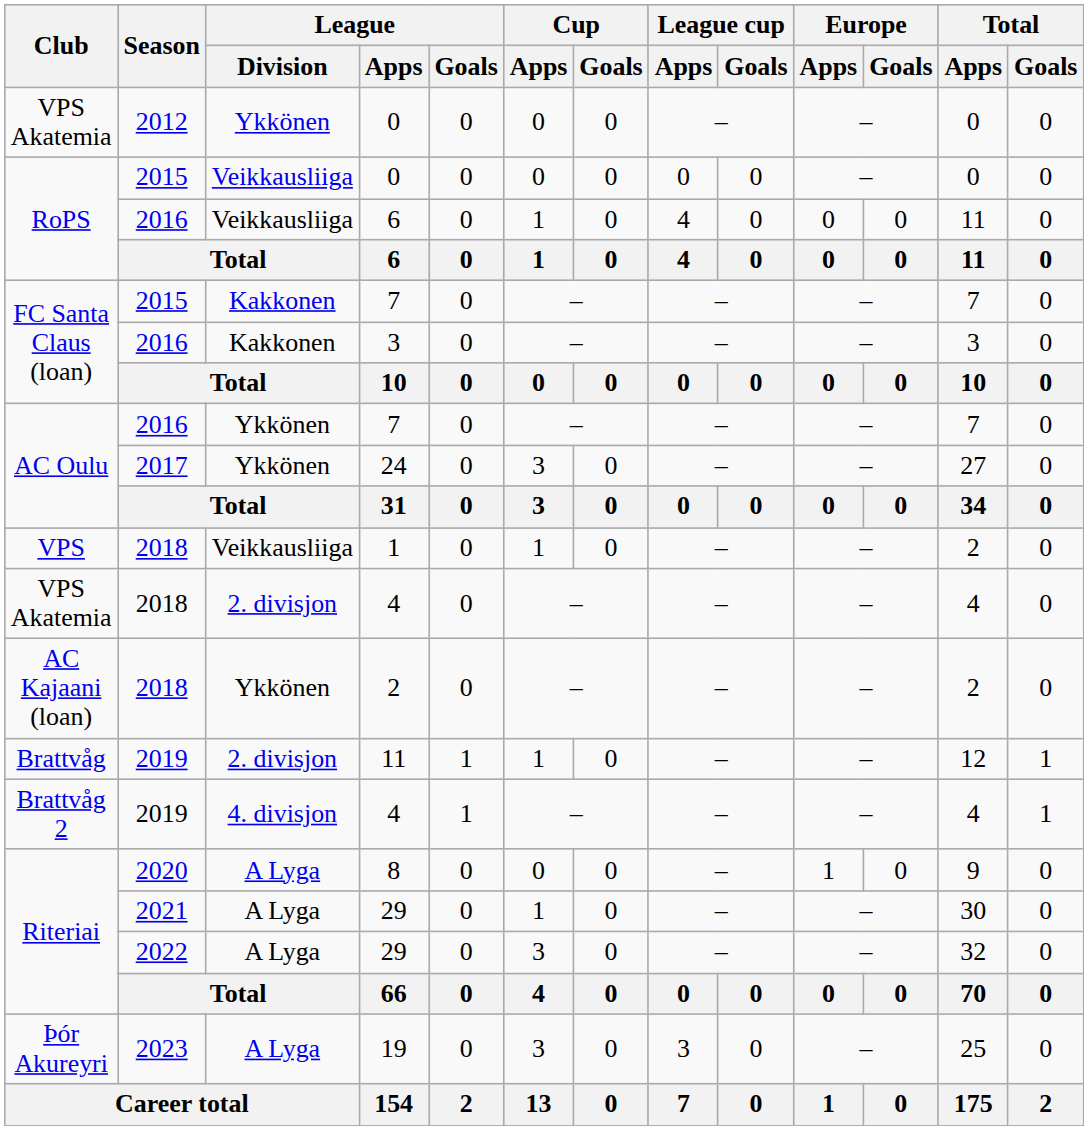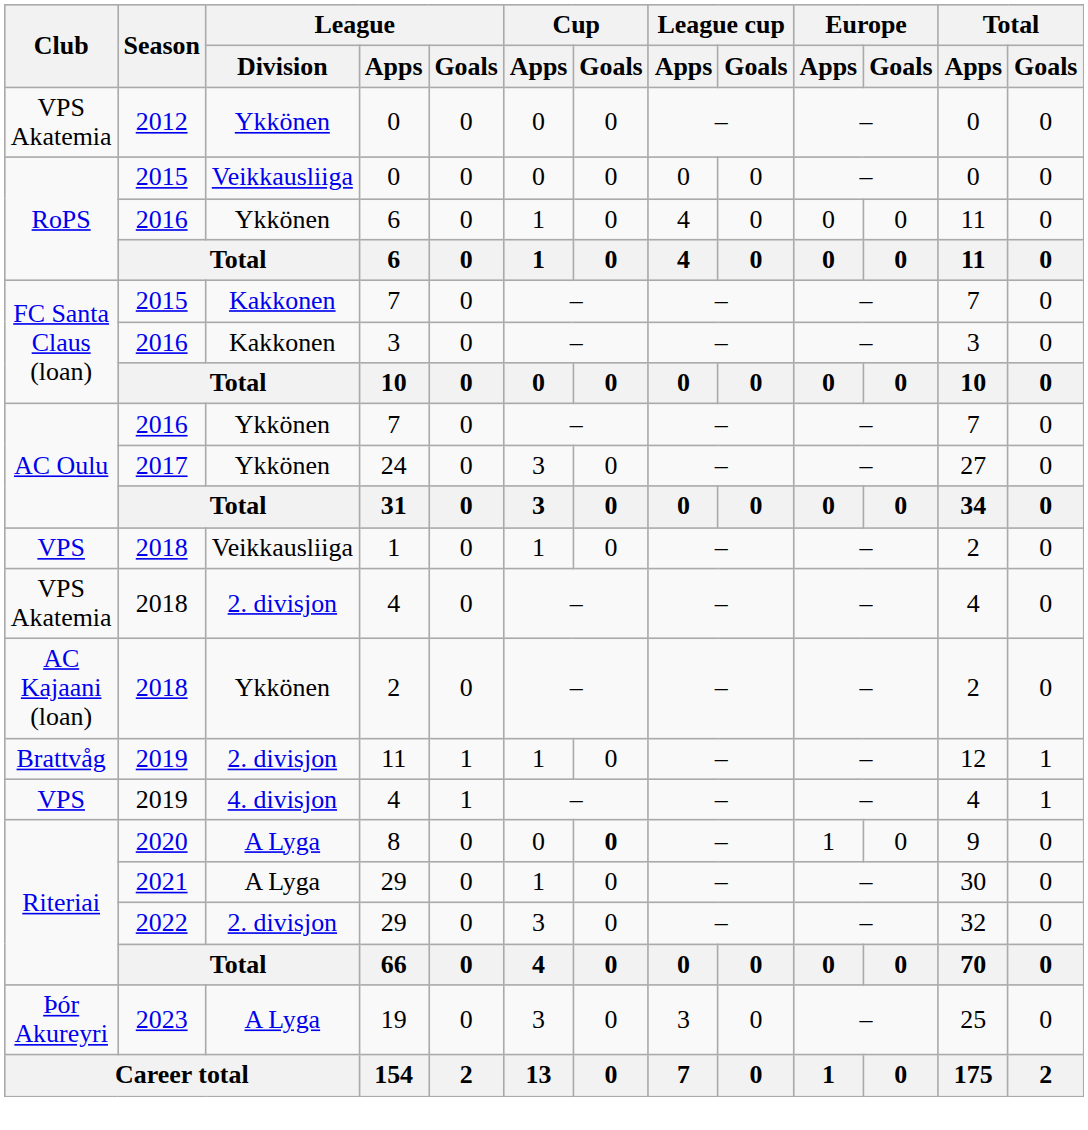(282, 218) Veikkausliiga -> (282, 218) Ykkönen
(61, 813) Brattvåg 2 -> (61, 799) VPS
(611, 869) normal -> (611, 840) bold
(282, 951) A Lyga -> (282, 922) 2. divisjon
